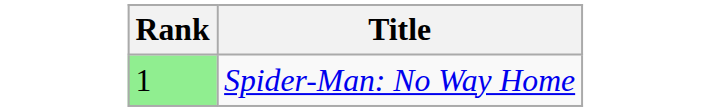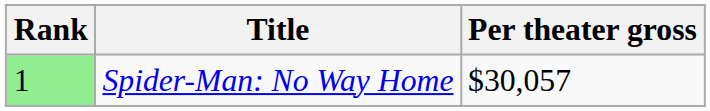+ column: (582, 29)
